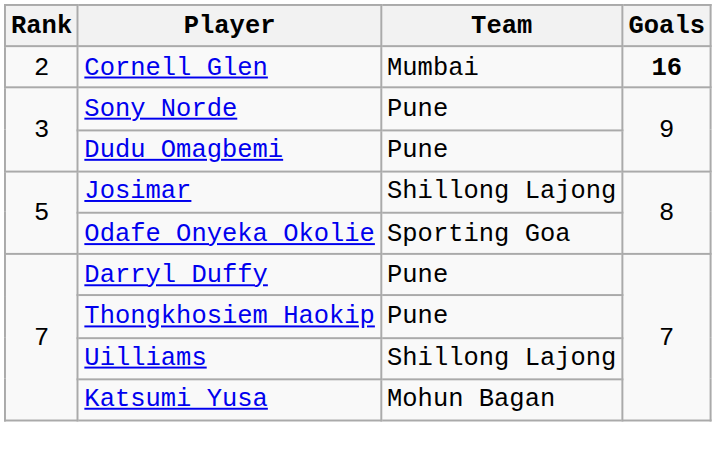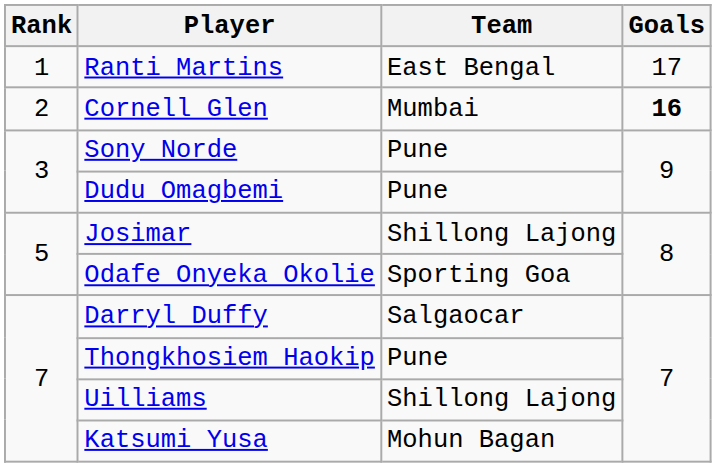+ row: (184, 67)
(418, 275) Pune -> (456, 316) Salgaocar
